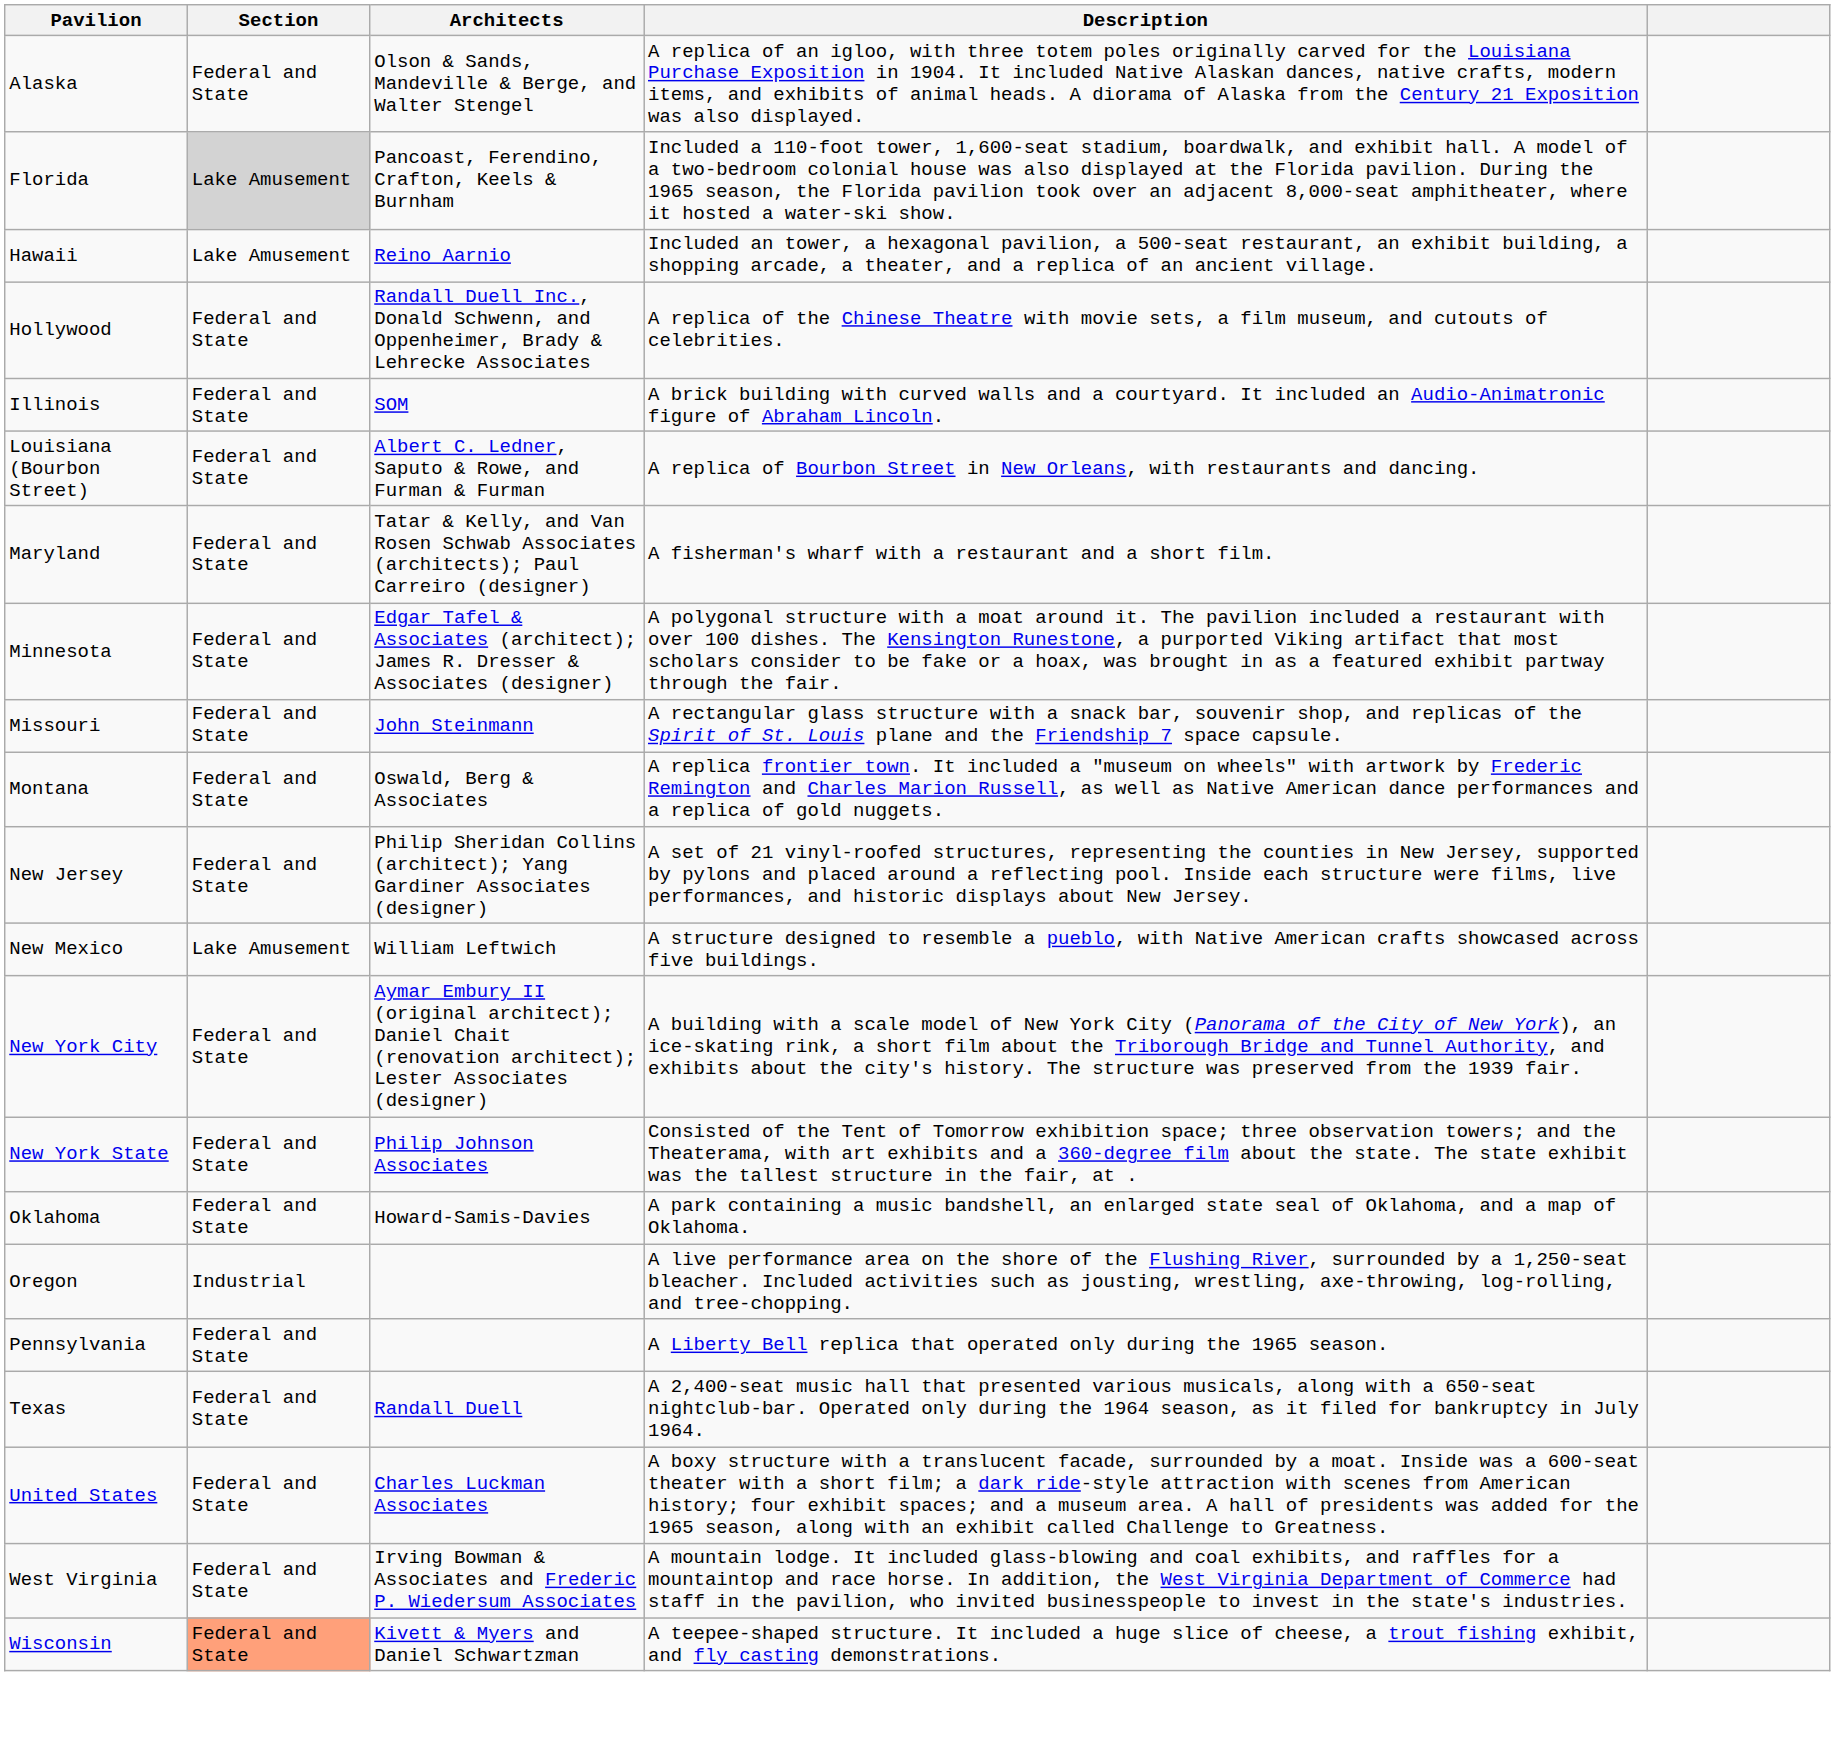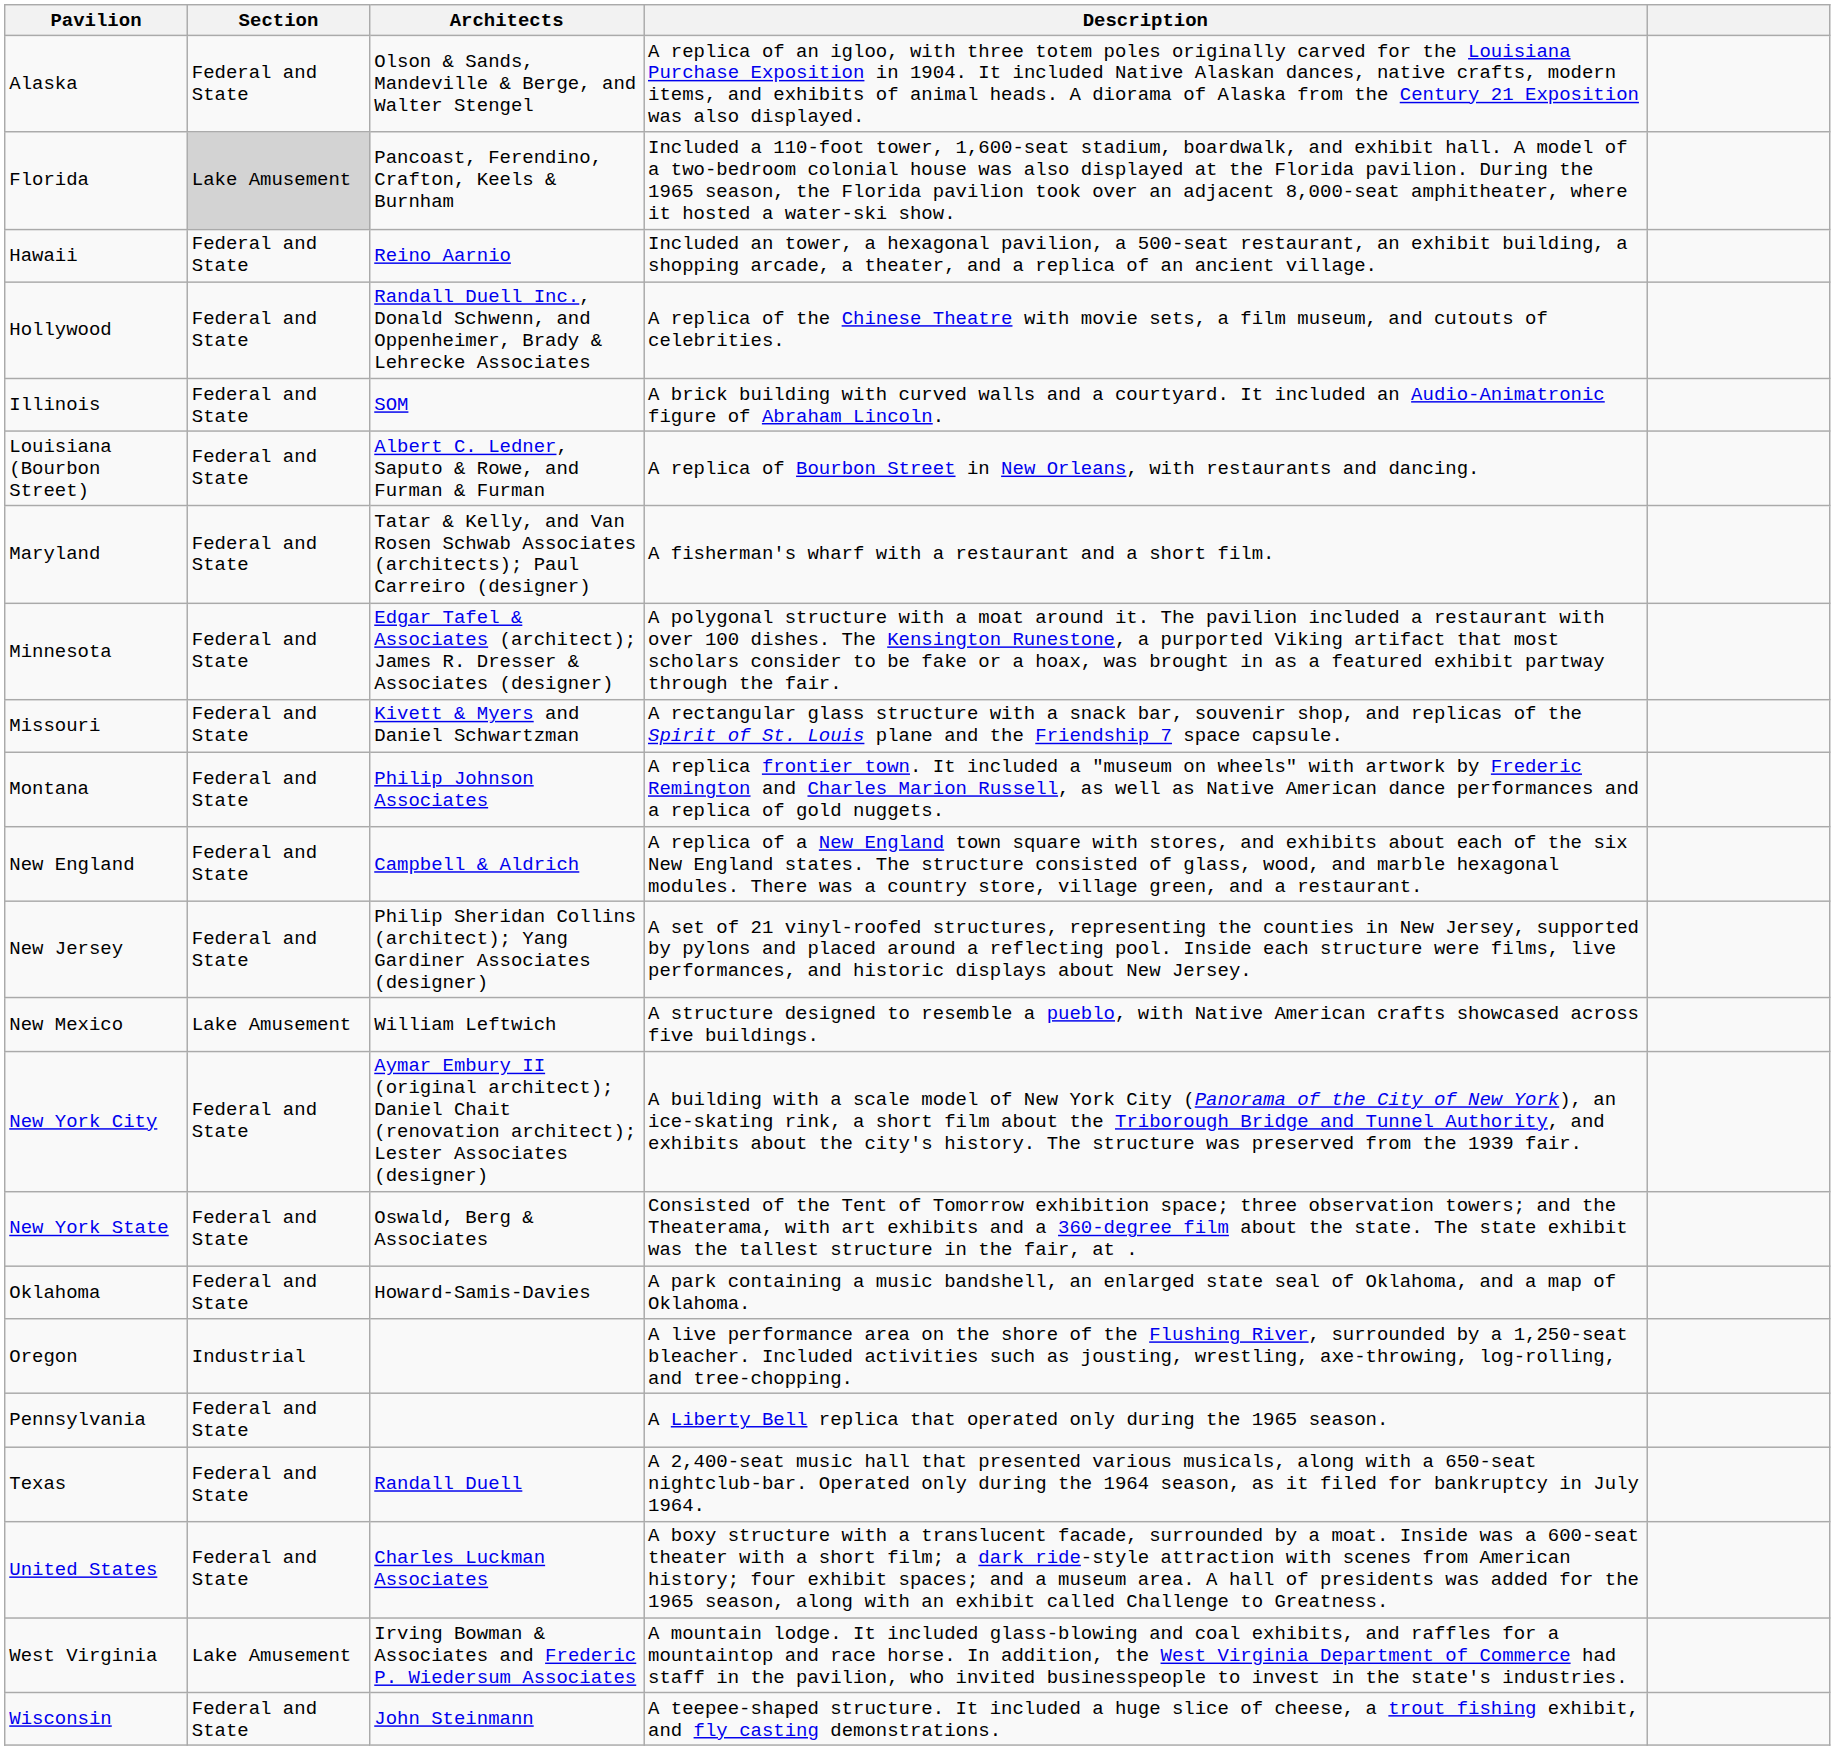(271, 255) Lake Amusement -> (254, 255) Federal and State
(454, 726) John Steinmann -> (477, 726) Kivett & Myers and Daniel Schwartzman
(454, 789) Oswald, Berg & Associates -> (454, 789) Philip Johnson Associates
+ row: (72, 864)
(454, 1154) Philip Johnson Associates -> (454, 1229) Oswald, Berg & Associates
(254, 1581) Federal and State -> (271, 1655) Lake Amusement
(254, 1644) lightsalmon background -> (254, 1719) no background
(477, 1644) Kivett & Myers and Daniel Schwartzman -> (454, 1719) John Steinmann
